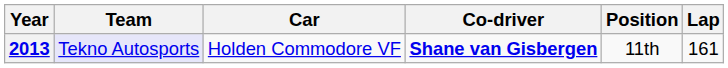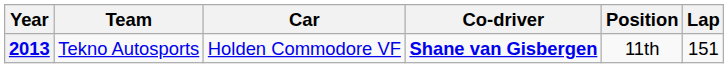(129, 48) lavender background -> (129, 48) no background
(703, 48) 161 -> (703, 48) 151
